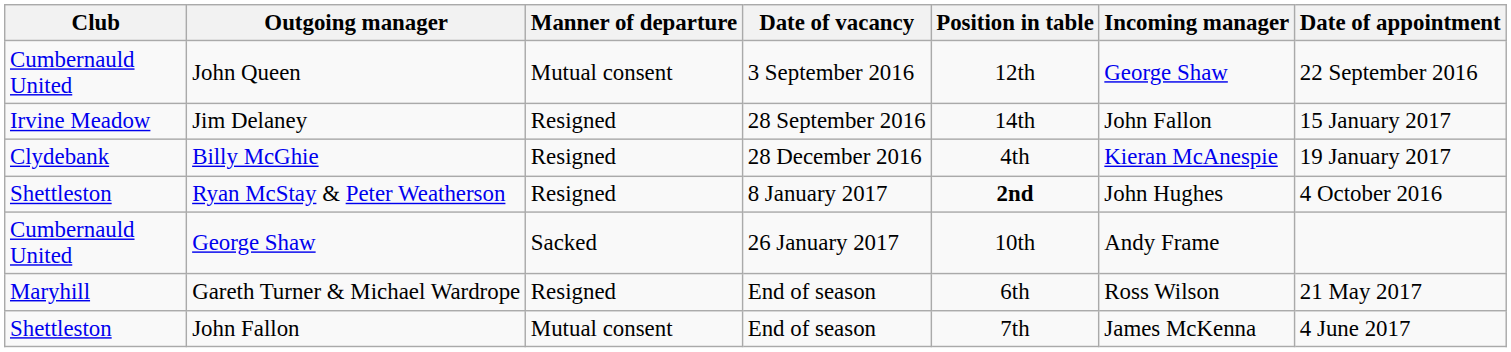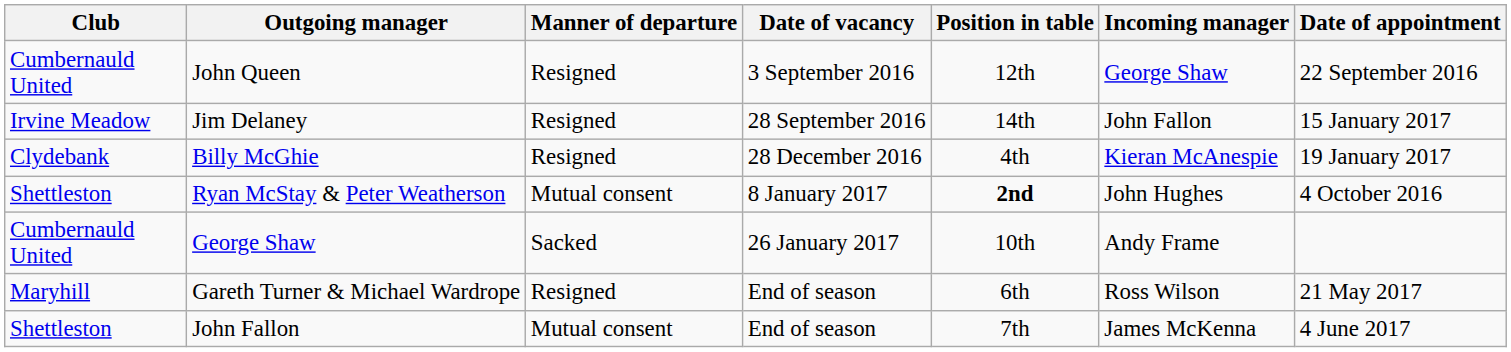(602, 71) Mutual consent -> (573, 71) Resigned
(573, 193) Resigned -> (602, 193) Mutual consent
